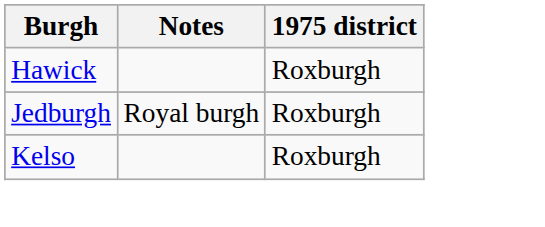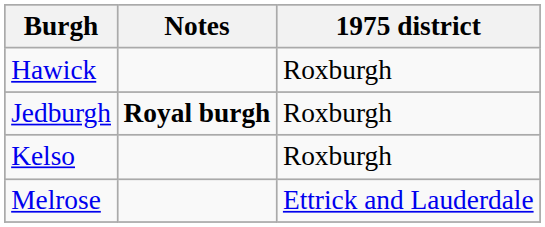(191, 112) normal -> (197, 112) bold
+ row: (56, 199)
